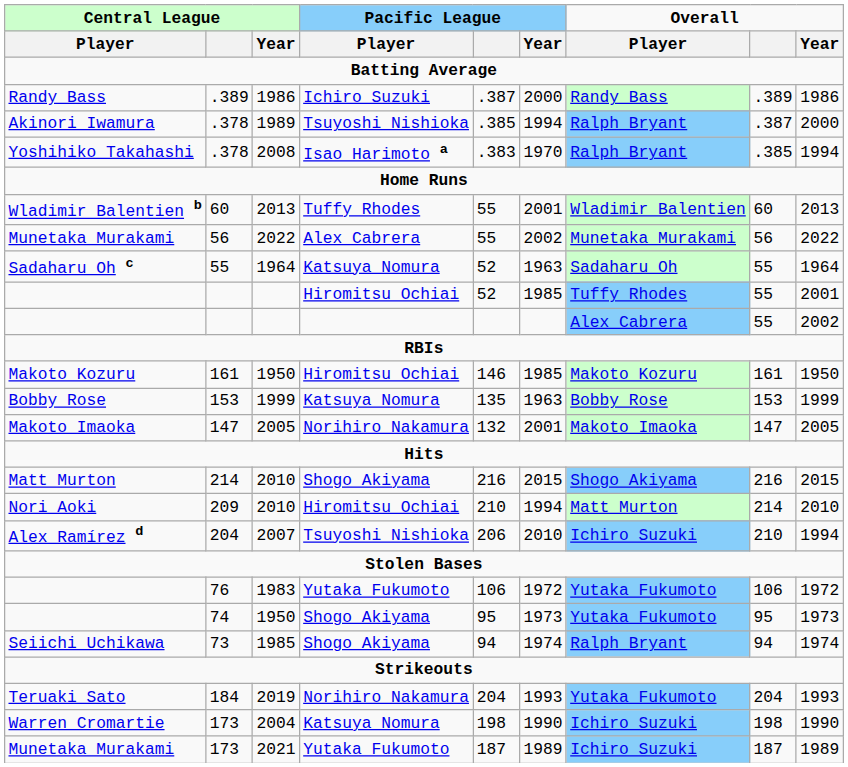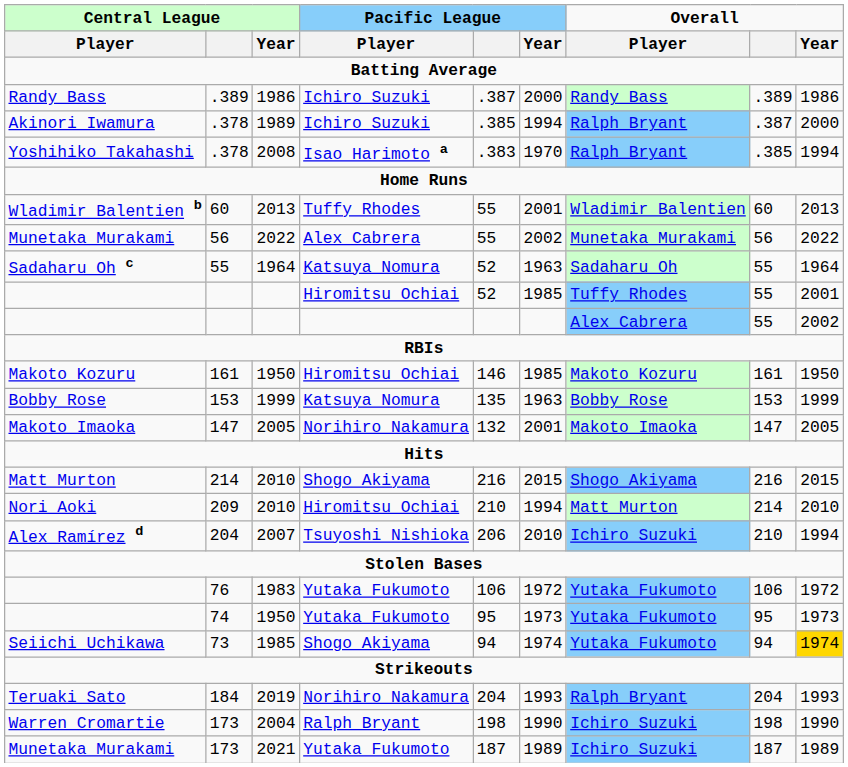(386, 124) Tsuyoshi Nishioka -> (367, 124) Ichiro Suzuki
(367, 617) Shogo Akiyama -> (376, 617) Yutaka Fukumoto
(629, 644) Ralph Bryant -> (643, 644) Yutaka Fukumoto
(820, 644) no background -> (820, 644) gold background
(643, 697) Yutaka Fukumoto -> (629, 697) Ralph Bryant
(371, 723) Katsuya Nomura -> (362, 723) Ralph Bryant
